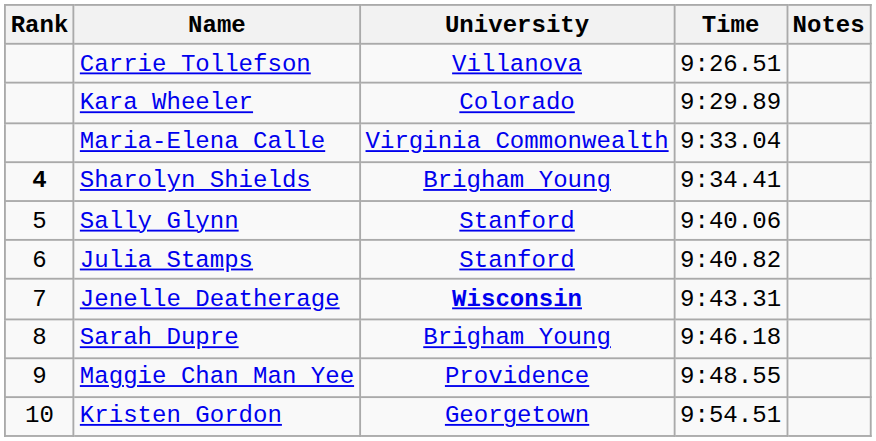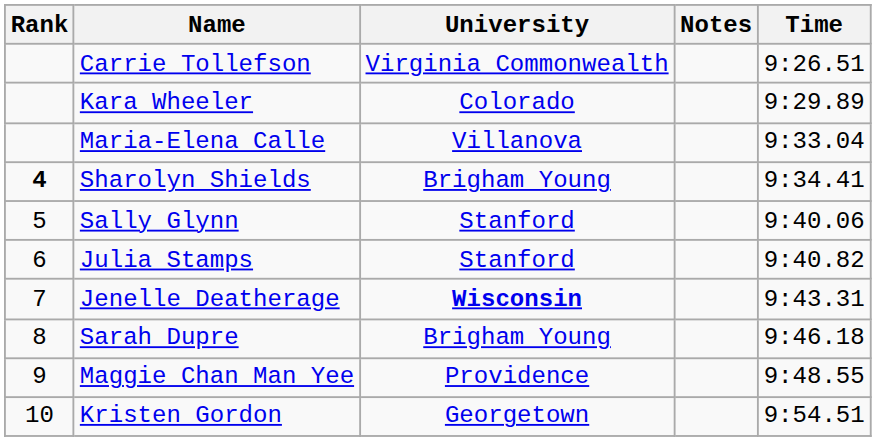columns swapped: (731, 25) <-> (829, 25)
(517, 64) Villanova -> (517, 64) Virginia Commonwealth
(517, 142) Virginia Commonwealth -> (517, 142) Villanova
